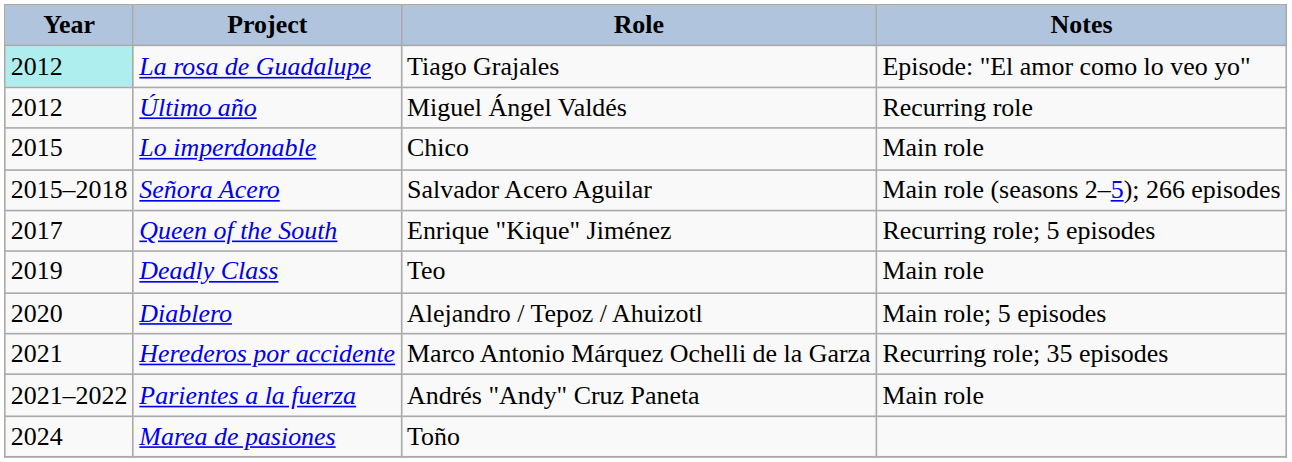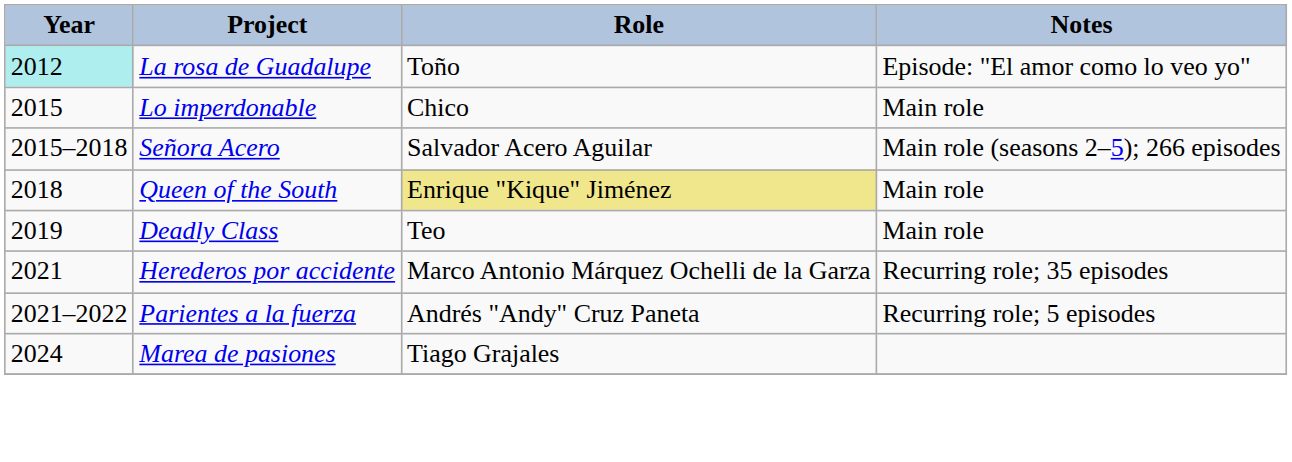(483, 66) Tiago Grajales -> (434, 66) Toño
- row: (198, 107)
(37, 230) 2017 -> (37, 189) 2018
(539, 230) no background -> (539, 189) khaki background
(1019, 230) Recurring role; 5 episodes -> (933, 189) Main role
- row: (186, 312)
(933, 395) Main role -> (1019, 312) Recurring role; 5 episodes
(434, 436) Toño -> (483, 353) Tiago Grajales
